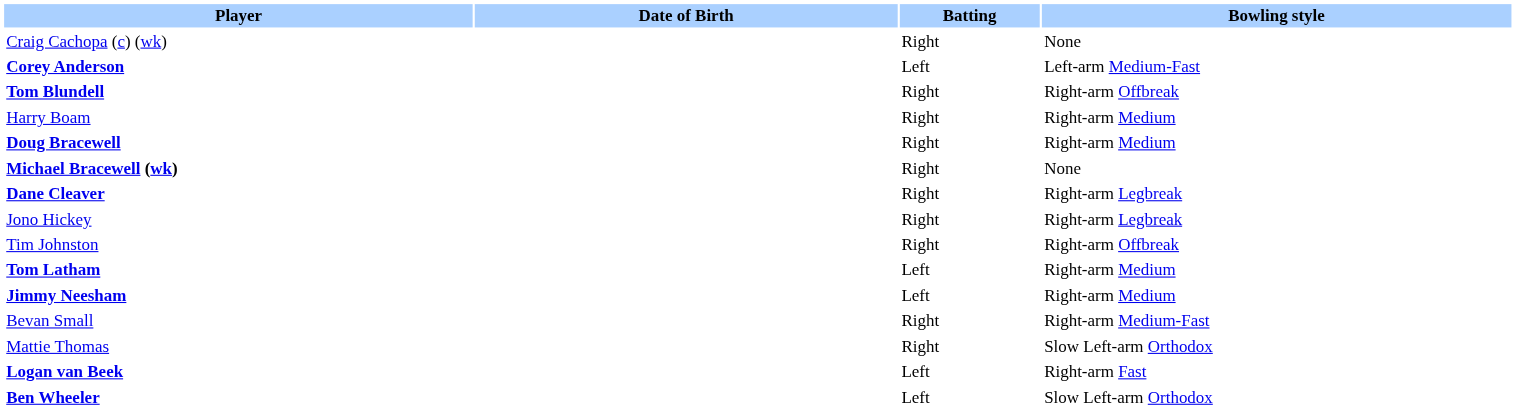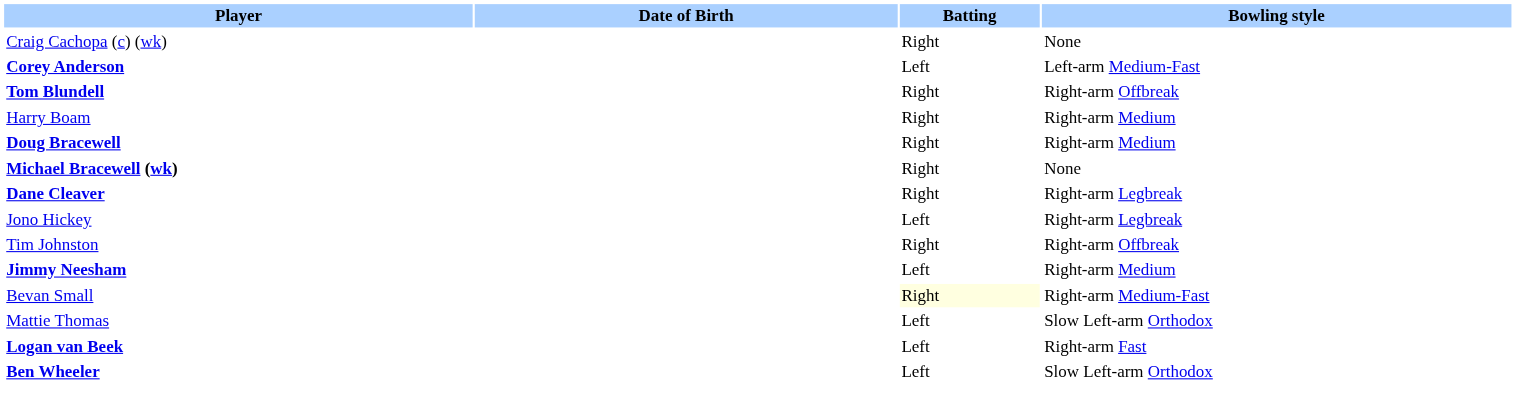(920, 219) Right -> (916, 219) Left
- row: (53, 270)
(920, 321) no background -> (920, 295) lightyellow background
(920, 346) Right -> (916, 321) Left
